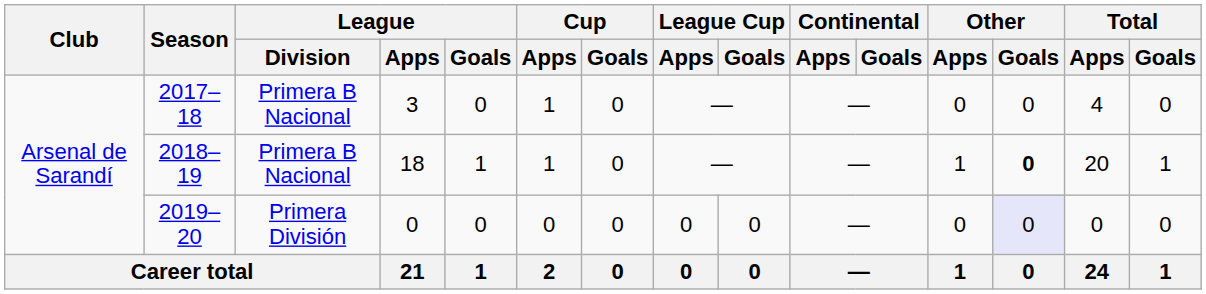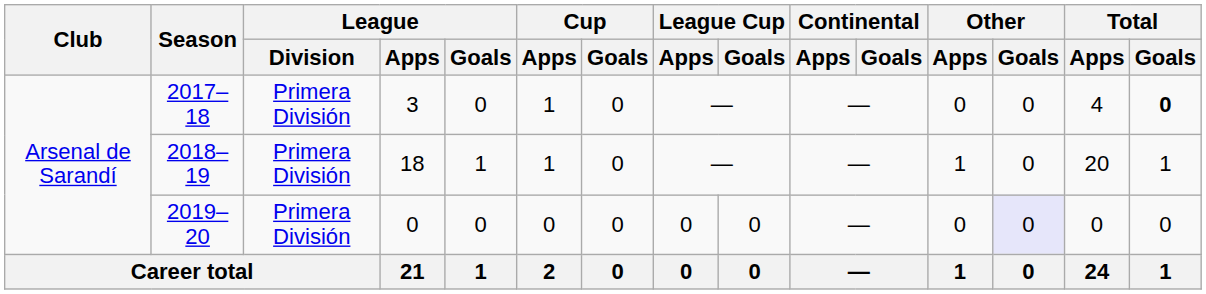(308, 104) Primera B Nacional -> (312, 104) Primera División
(1165, 104) normal -> (1165, 104) bold
(308, 164) Primera B Nacional -> (312, 164) Primera División
(1028, 164) bold -> (1028, 164) normal
